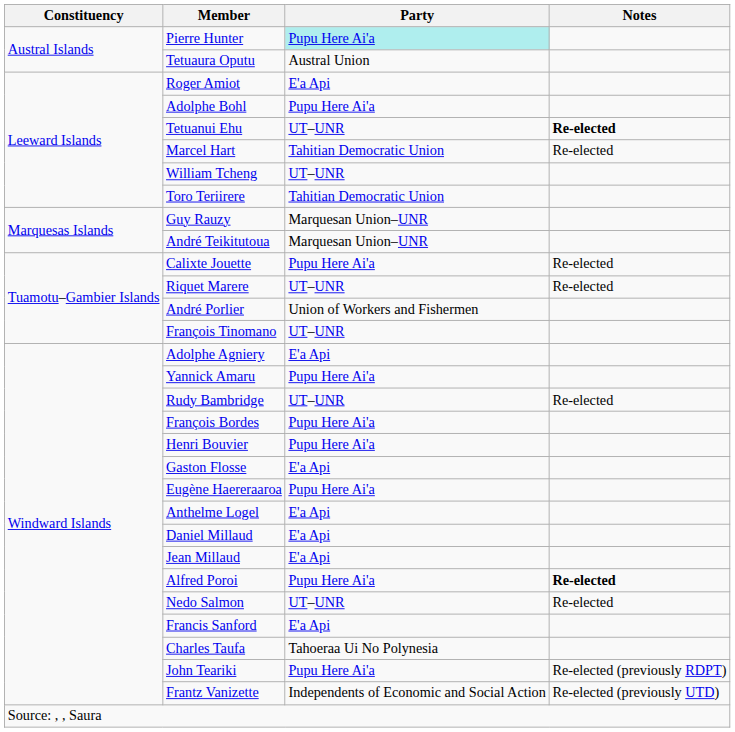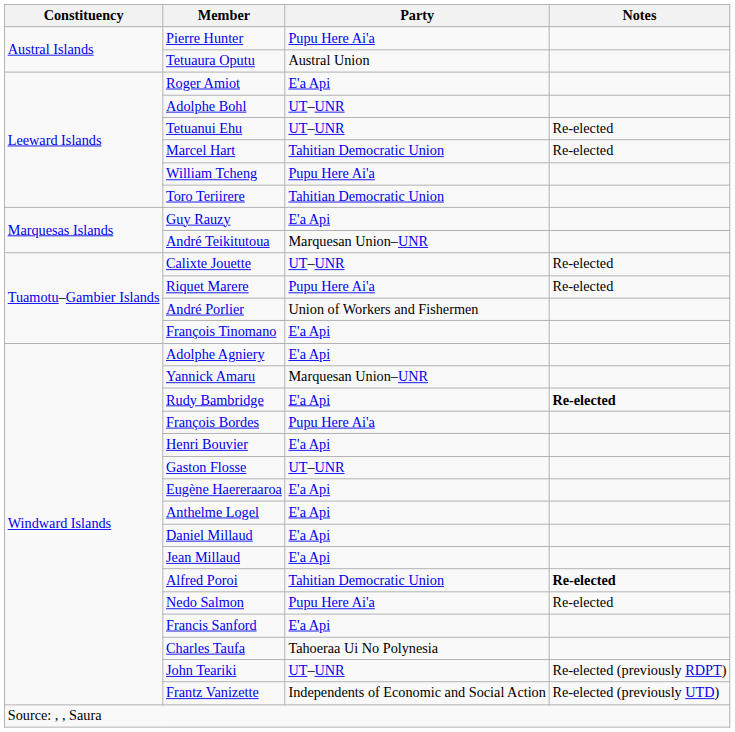(332, 38) paleturquoise background -> (332, 38) no background
(332, 106) Pupu Here Ai'a -> (317, 106) UT–UNR
(584, 128) bold -> (583, 128) normal
(317, 173) UT–UNR -> (332, 173) Pupu Here Ai'a
(358, 219) Marquesan Union–UNR -> (309, 219) E'a Api
(332, 264) Pupu Here Ai'a -> (317, 264) UT–UNR
(317, 286) UT–UNR -> (332, 286) Pupu Here Ai'a
(317, 331) UT–UNR -> (309, 331) E'a Api
(332, 377) Pupu Here Ai'a -> (358, 377) Marquesan Union–UNR
(317, 399) UT–UNR -> (309, 399) E'a Api
(583, 399) normal -> (584, 399) bold
(332, 444) Pupu Here Ai'a -> (309, 444) E'a Api
(309, 467) E'a Api -> (317, 467) UT–UNR
(332, 490) Pupu Here Ai'a -> (309, 490) E'a Api
(332, 580) Pupu Here Ai'a -> (366, 580) Tahitian Democratic Union
(317, 602) UT–UNR -> (332, 602) Pupu Here Ai'a
(332, 670) Pupu Here Ai'a -> (317, 670) UT–UNR
